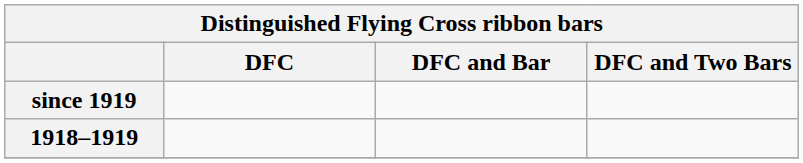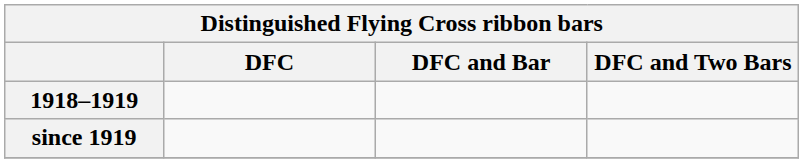rows swapped: (84, 137) <-> (84, 99)
